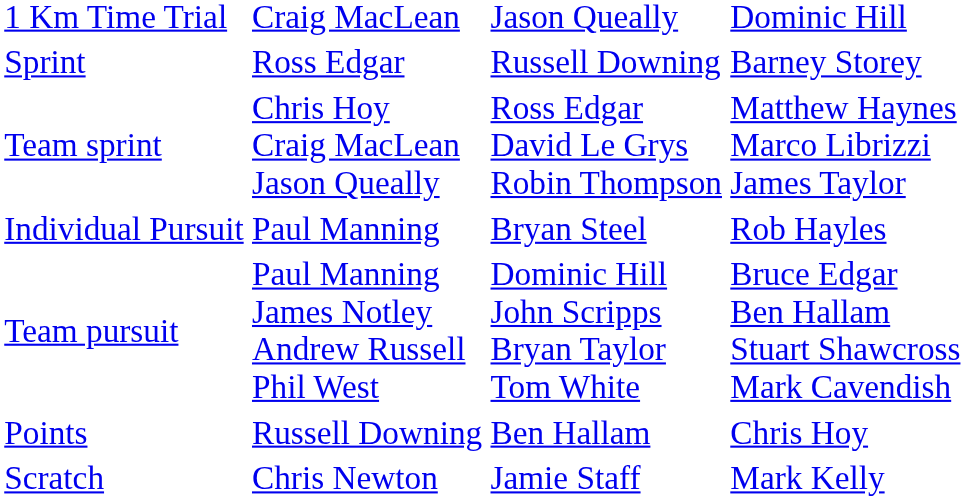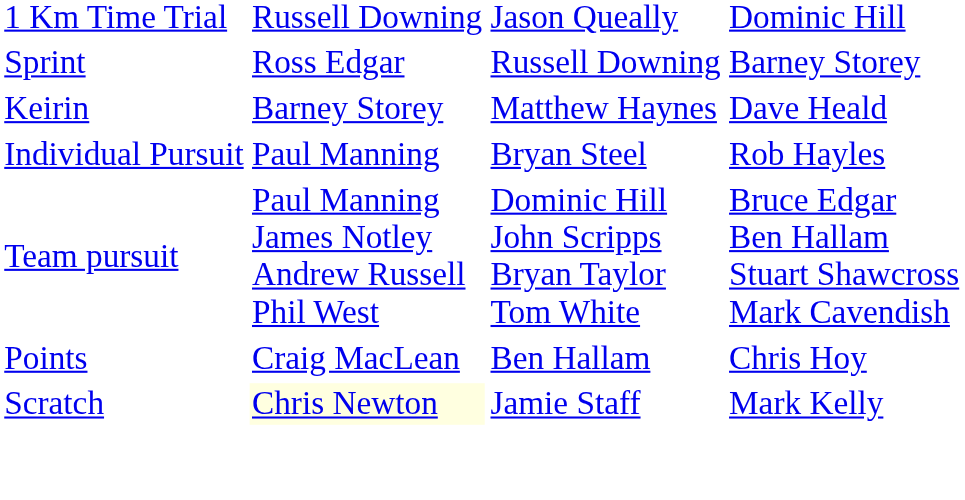(356, 16) Craig MacLean -> (367, 16) Russell Downing
+ row: (47, 108)
- row: (83, 145)
(367, 432) Russell Downing -> (356, 357) Craig MacLean
(345, 478) no background -> (345, 403) lightyellow background
